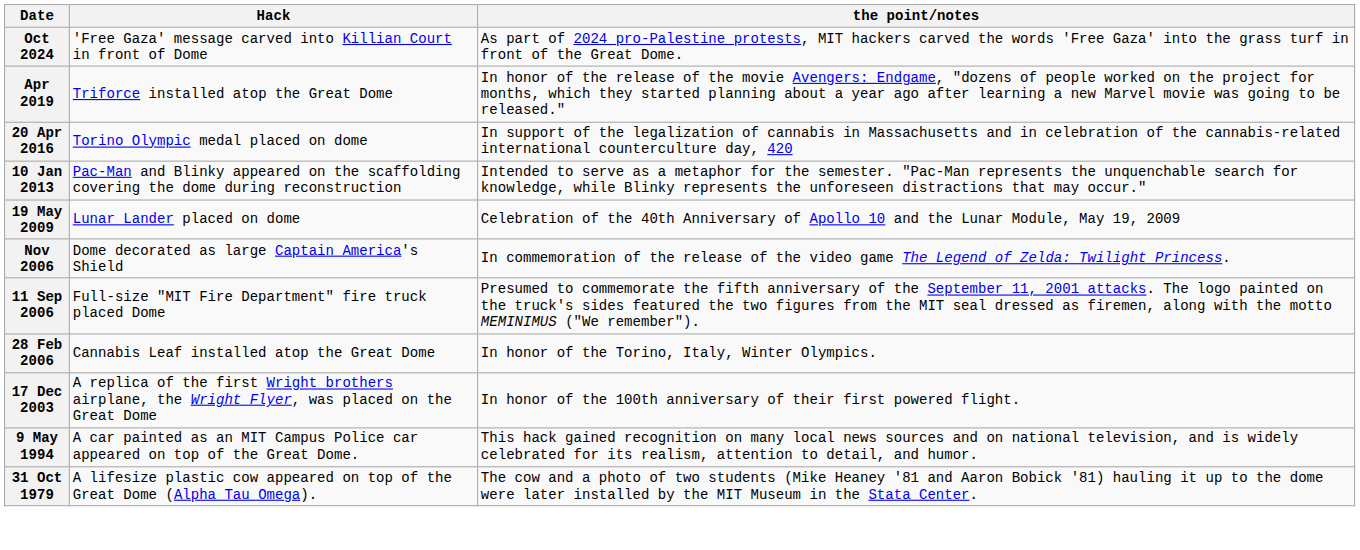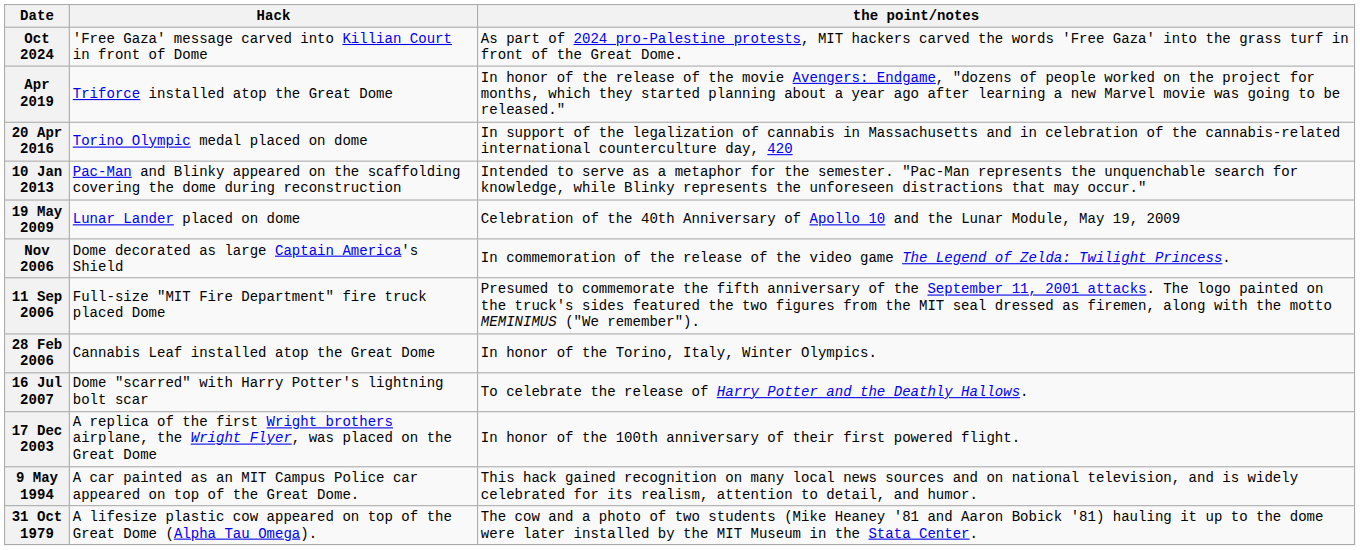+ row: (37, 392)
